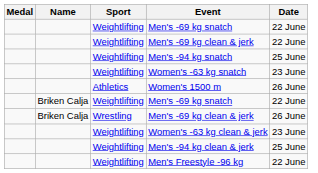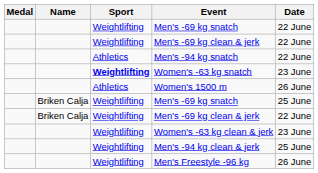(118, 57) Weightlifting -> (111, 57) Athletics
(289, 57) 25 June -> (294, 57) 22 June
(118, 72) normal -> (121, 72) bold
(289, 101) 22 June -> (294, 101) 25 June
(112, 116) Wrestling -> (118, 116) Weightlifting
(289, 116) 26 June -> (294, 116) 22 June
(289, 161) 22 June -> (294, 161) 26 June
